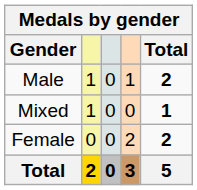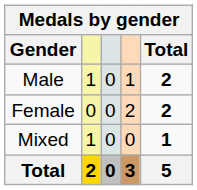rows swapped: (43, 140) <-> (43, 110)
